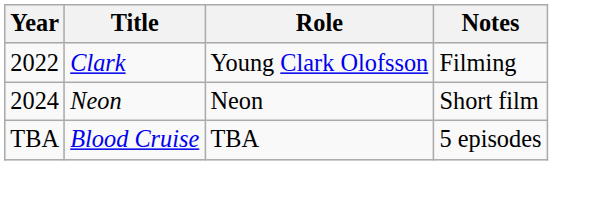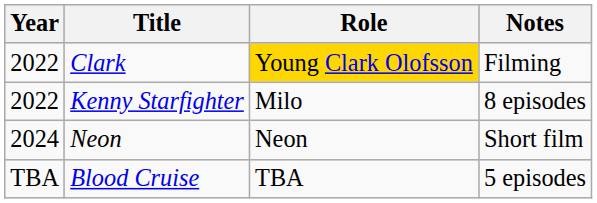(319, 62) no background -> (364, 62) gold background
+ row: (157, 100)
